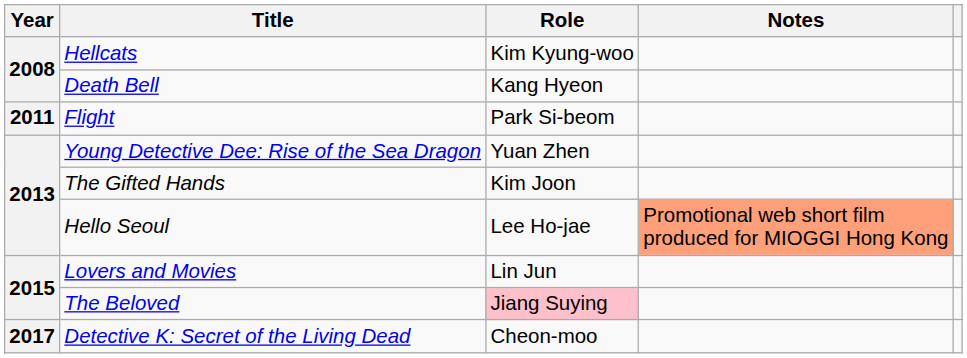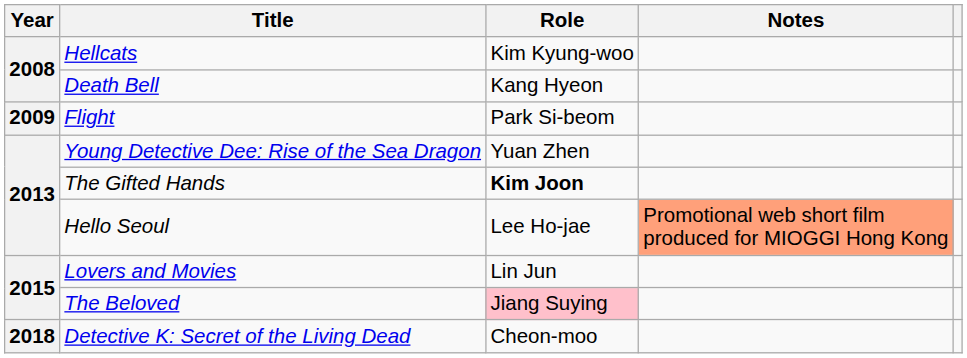(32, 118) 2011 -> (32, 118) 2009
(533, 183) normal -> (537, 183) bold
(32, 336) 2017 -> (32, 336) 2018
